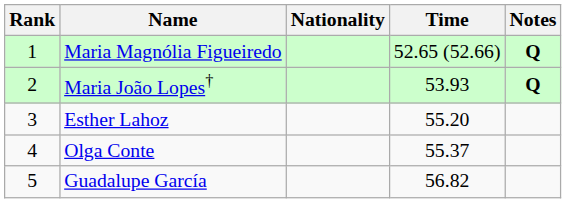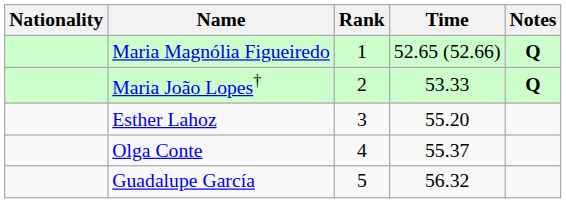columns swapped: (32, 20) <-> (338, 20)
(447, 85) 53.93 -> (447, 85) 53.33
(447, 181) 56.82 -> (447, 181) 56.32
